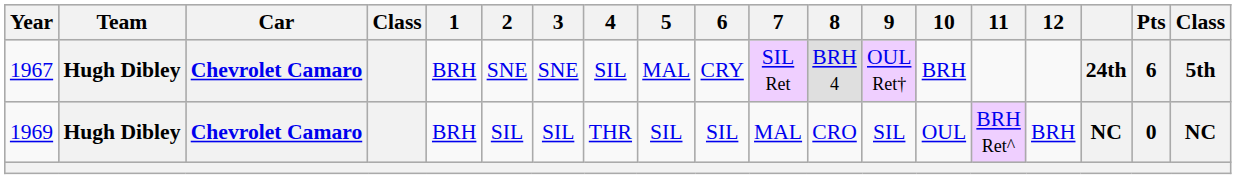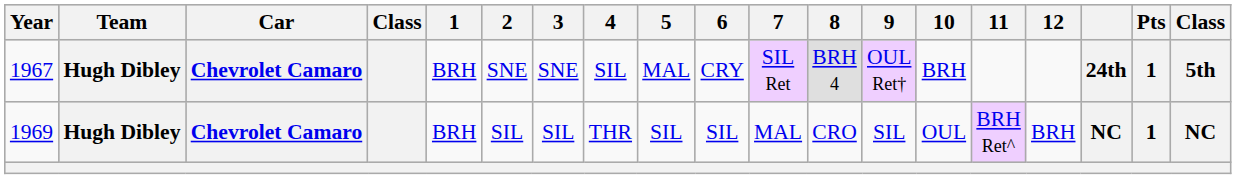(1151, 70) 6 -> (1151, 70) 1
(1151, 131) 0 -> (1151, 131) 1
